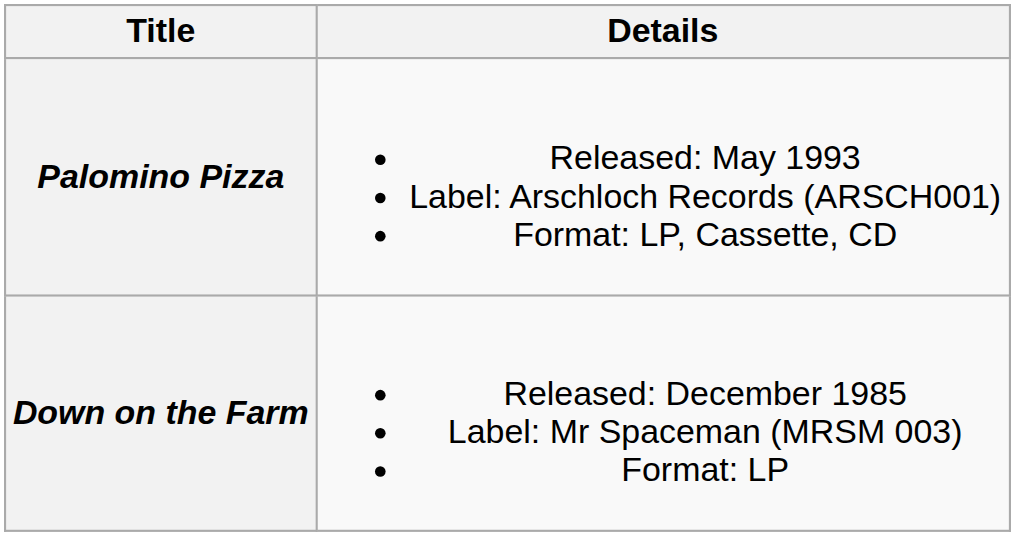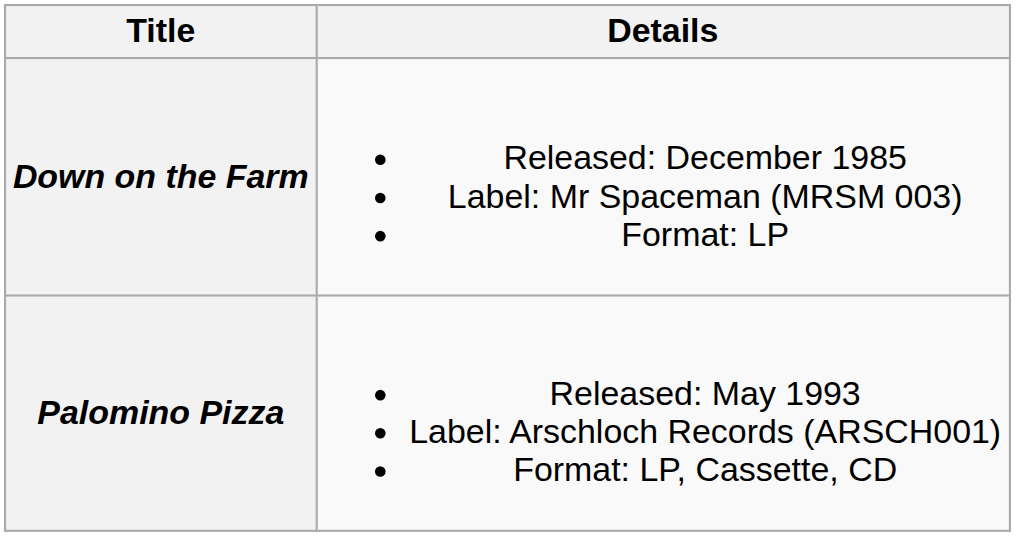rows swapped: (161, 412) <-> (161, 176)
